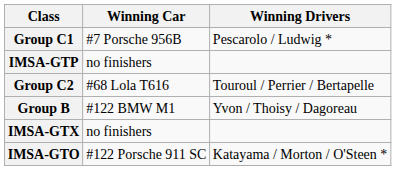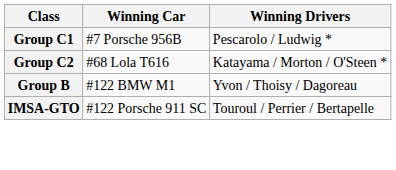- row: (44, 62)
(293, 85) Touroul / Perrier / Bertapelle -> (300, 62) Katayama / Morton / O'Steen *
- row: (44, 131)
(300, 154) Katayama / Morton / O'Steen * -> (293, 108) Touroul / Perrier / Bertapelle
